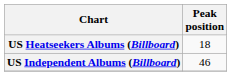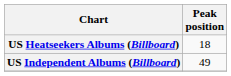(205, 62) 46 -> (205, 62) 49
